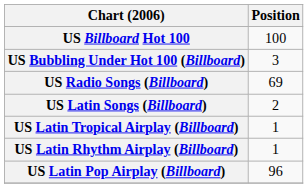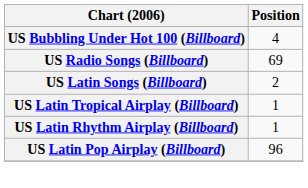- row: (126, 37)
(276, 60) 3 -> (276, 37) 4
